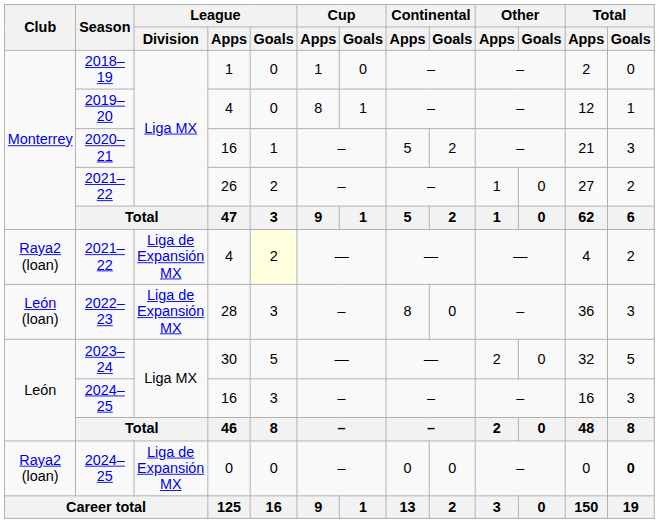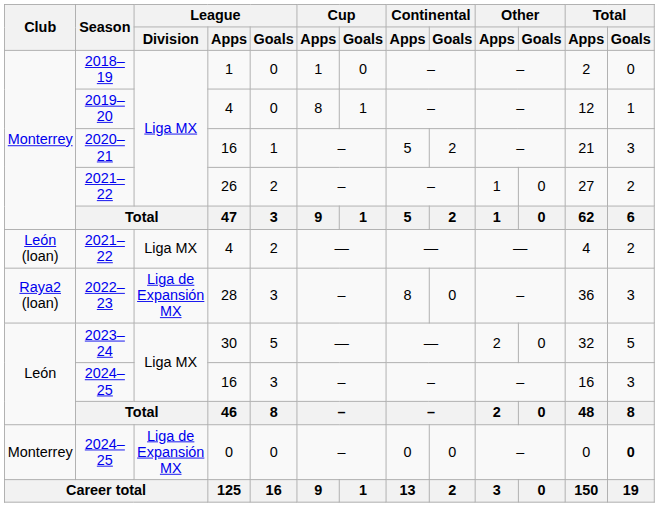(40, 256) Raya2 (loan) -> (40, 248) León (loan)
(171, 256) Liga de Expansión MX -> (171, 248) Liga MX
(274, 256) lightyellow background -> (274, 248) no background
(40, 312) León (loan) -> (40, 295) Raya2 (loan)
(40, 468) Raya2 (loan) -> (40, 451) Monterrey
